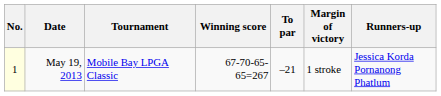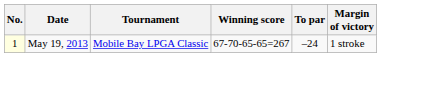- column: (394, 26)
(287, 69) –21 -> (310, 44) –24
